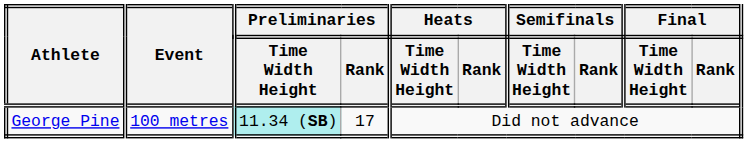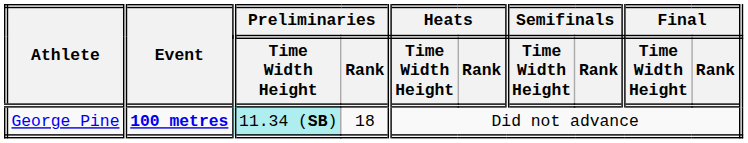(179, 121) normal -> (179, 121) bold
(365, 121) 17 -> (365, 121) 18
